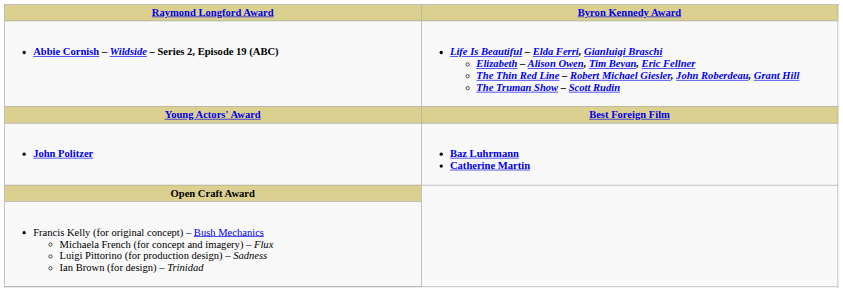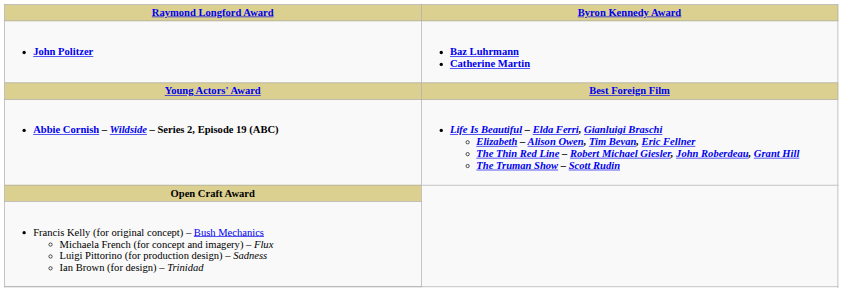rows swapped: (213, 154) <-> (213, 52)
